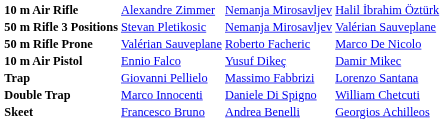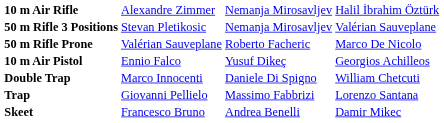(368, 61) Damir Mikec -> (382, 61) Georgios Achilleos
rows swapped: (17, 78) <-> (37, 95)
(382, 111) Georgios Achilleos -> (368, 111) Damir Mikec
